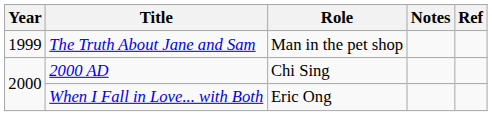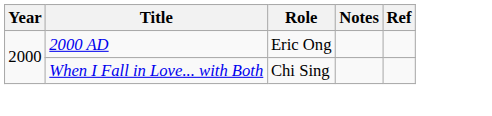- row: (152, 44)
(300, 70) Chi Sing -> (301, 44) Eric Ong
(301, 96) Eric Ong -> (300, 70) Chi Sing
